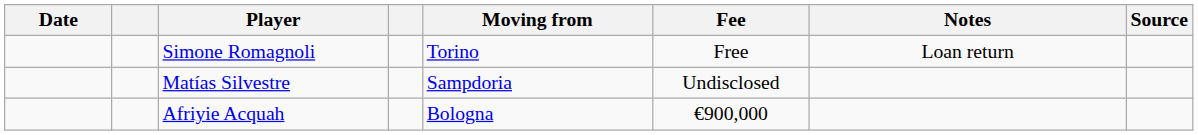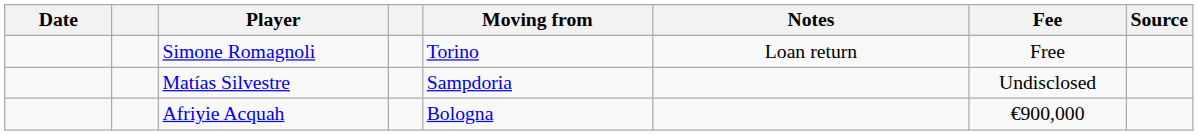columns swapped: (731, 20) <-> (968, 20)
